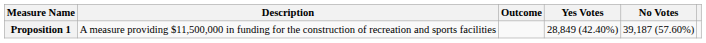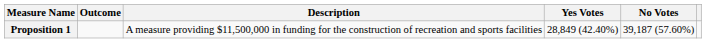columns swapped: (288, 12) <-> (521, 12)
